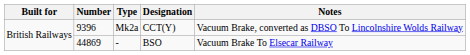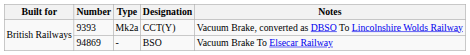(86, 27) 9396 -> (86, 27) 9393
(89, 43) 44869 -> (89, 43) 94869
